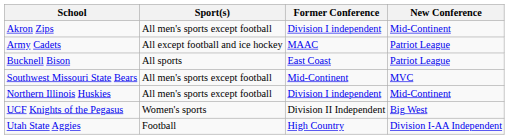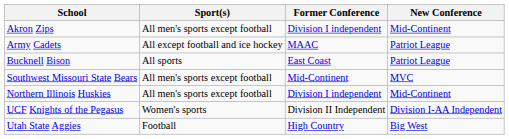(409, 110) Big West -> (446, 110) Division I-AA Independent
(446, 126) Division I-AA Independent -> (409, 126) Big West
